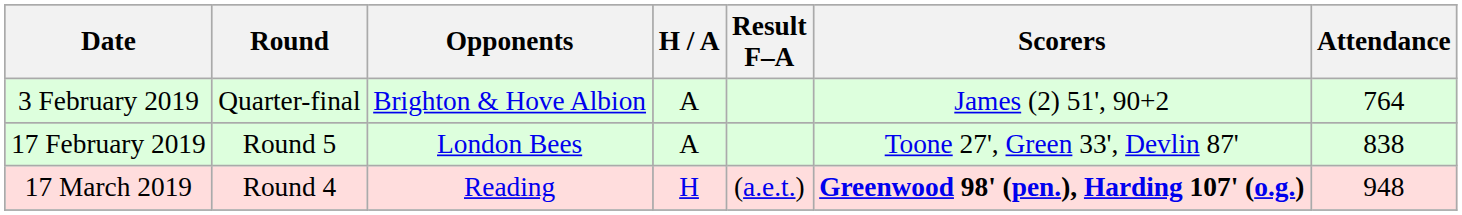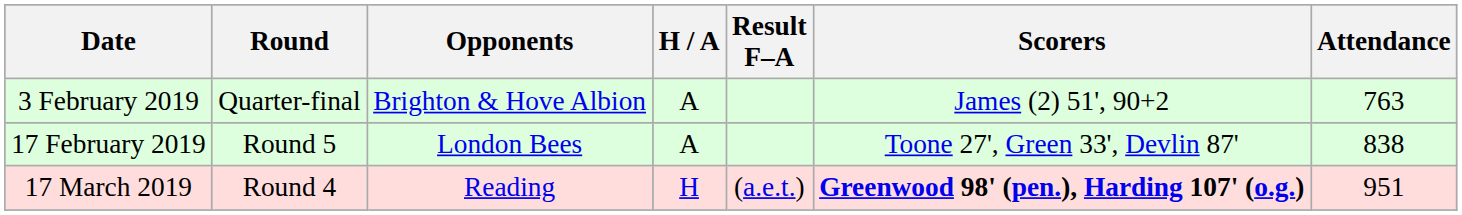(1384, 100) 764 -> (1384, 100) 763
(1384, 187) 948 -> (1384, 187) 951
